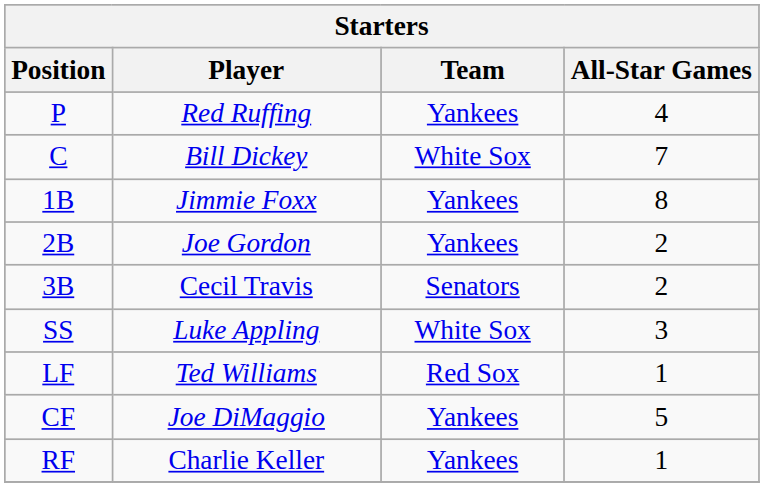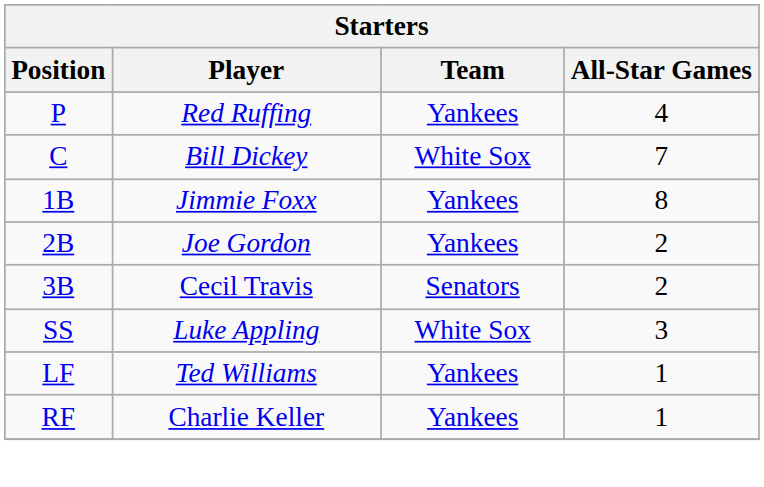(473, 373) Red Sox -> (473, 373) Yankees
- row: (246, 416)
